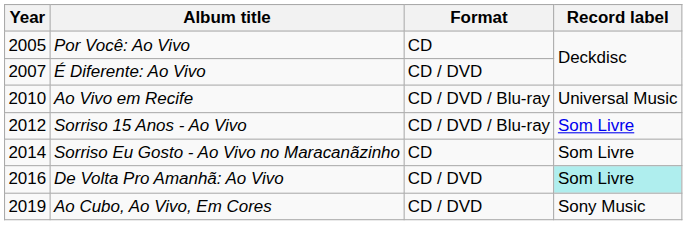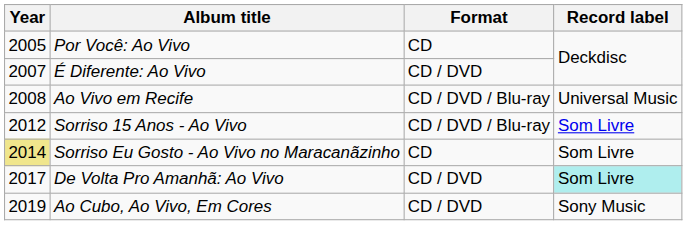(27, 98) 2010 -> (27, 98) 2008
(27, 152) no background -> (27, 152) khaki background
(27, 179) 2016 -> (27, 179) 2017
